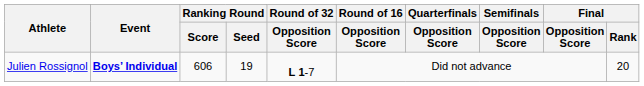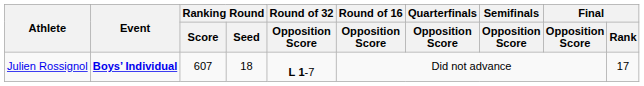(203, 67) 606 -> (203, 67) 607
(247, 67) 19 -> (247, 67) 18
(623, 67) 20 -> (623, 67) 17
